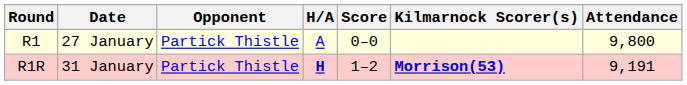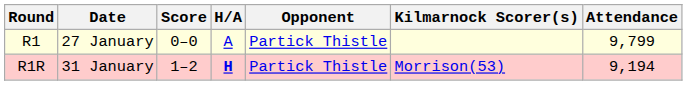columns swapped: (230, 17) <-> (364, 17)
(632, 42) 9,800 -> (632, 42) 9,799
(450, 67) bold -> (450, 67) normal
(632, 67) 9,191 -> (632, 67) 9,194
